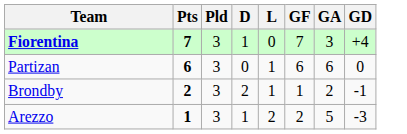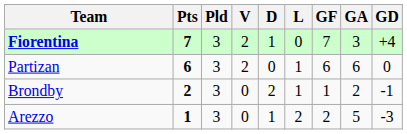+ column: (245, 16)
